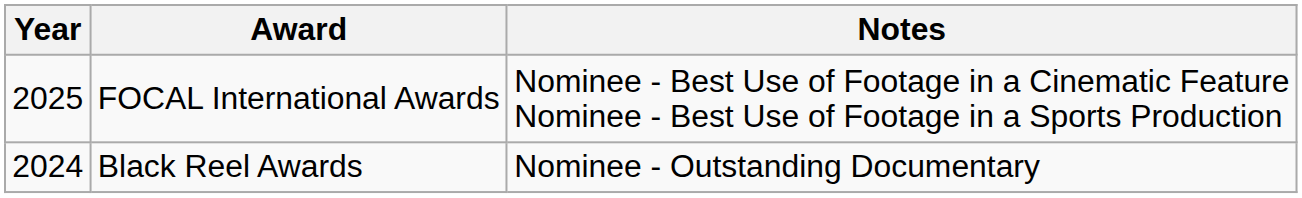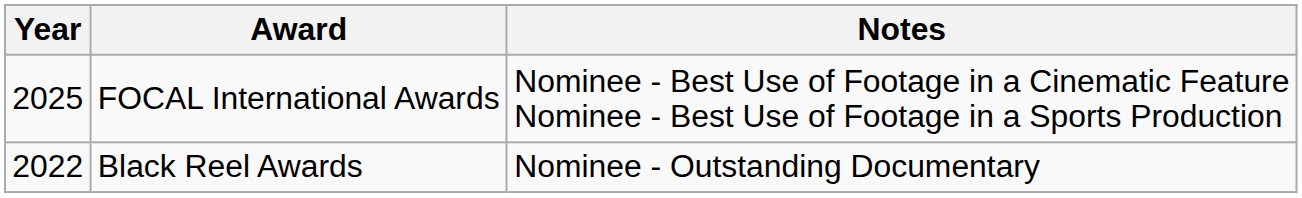(48, 166) 2024 -> (48, 166) 2022
